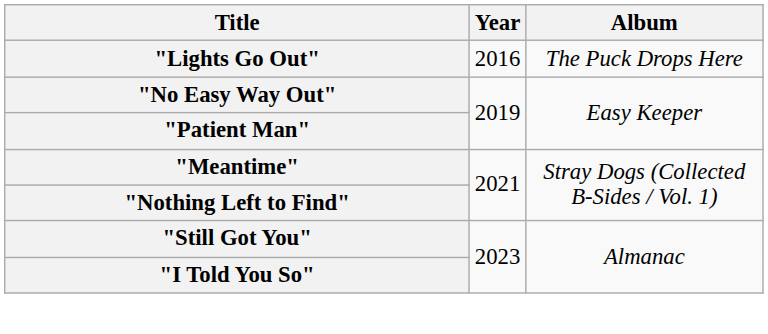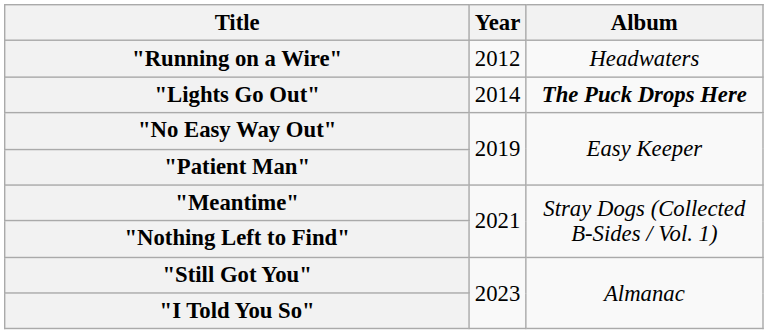+ row: (237, 58)
(498, 58) 2016 -> (498, 94) 2014
(644, 58) normal -> (644, 94) bold
